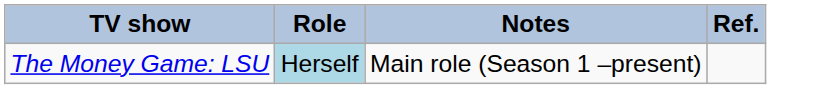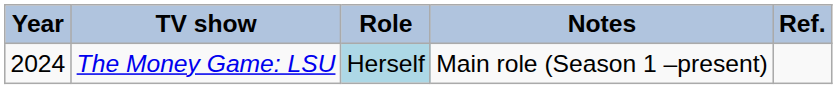+ column: (38, 24)
